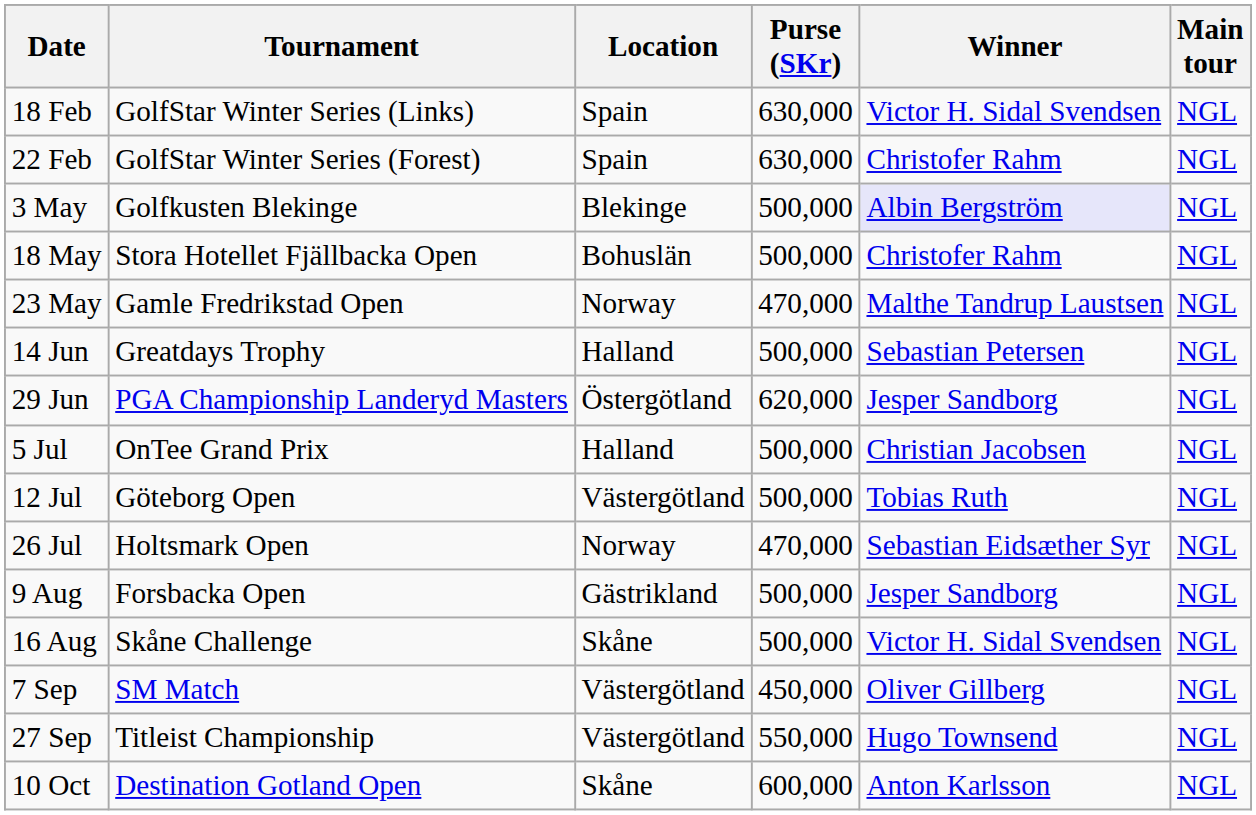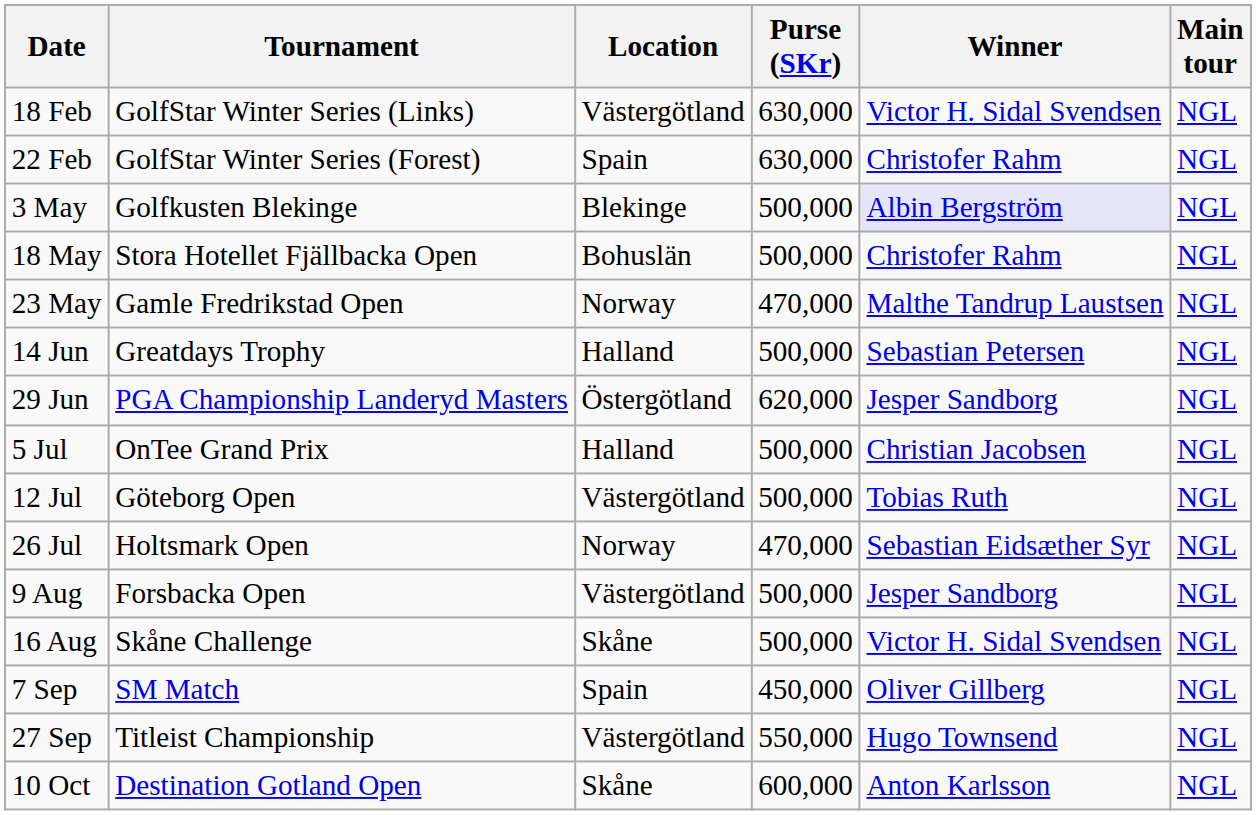(615, 111) Spain -> (663, 111) Västergötland
(650, 592) Gästrikland -> (663, 592) Västergötland
(663, 688) Västergötland -> (615, 688) Spain
